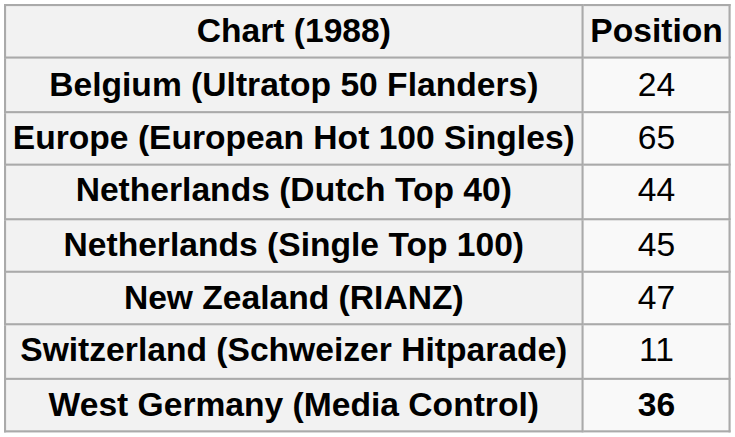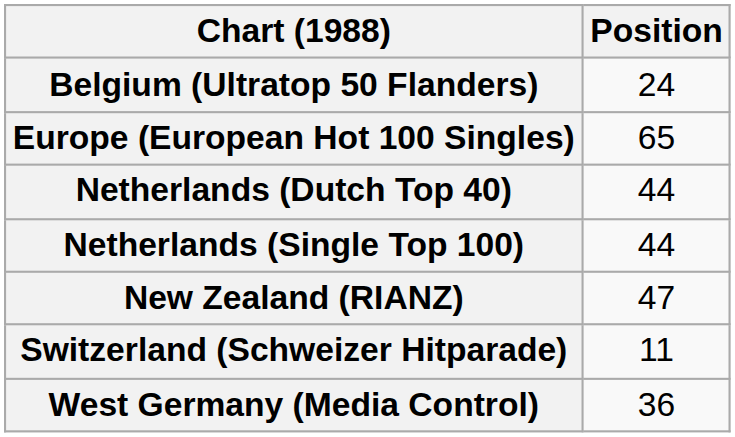(657, 244) 45 -> (657, 244) 44
(657, 404) bold -> (657, 404) normal
